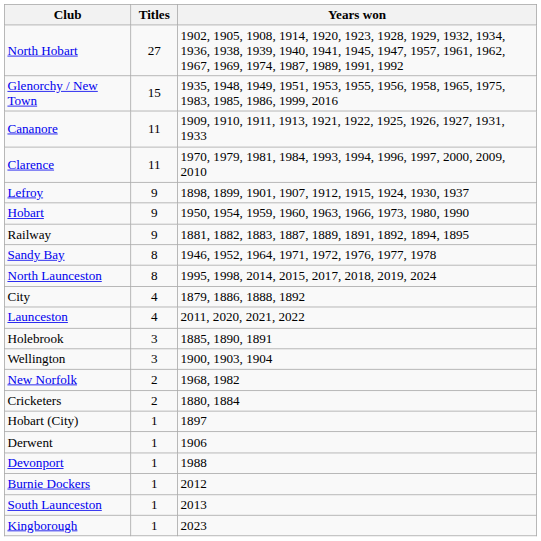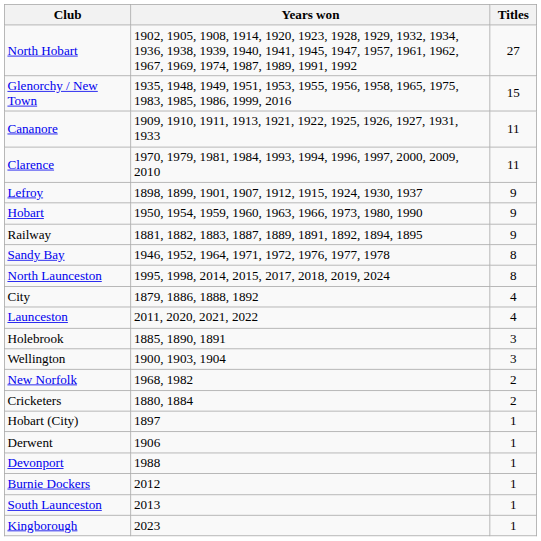columns swapped: (154, 14) <-> (357, 14)
